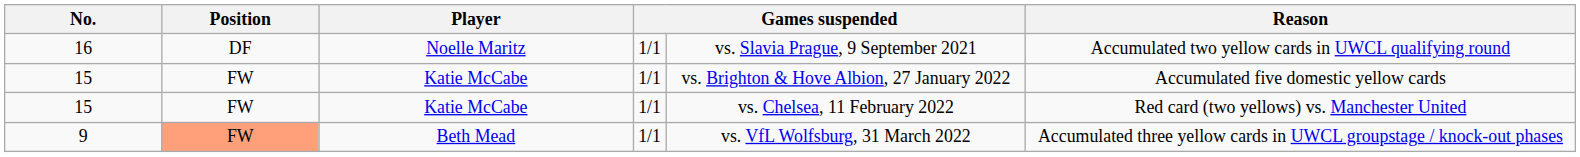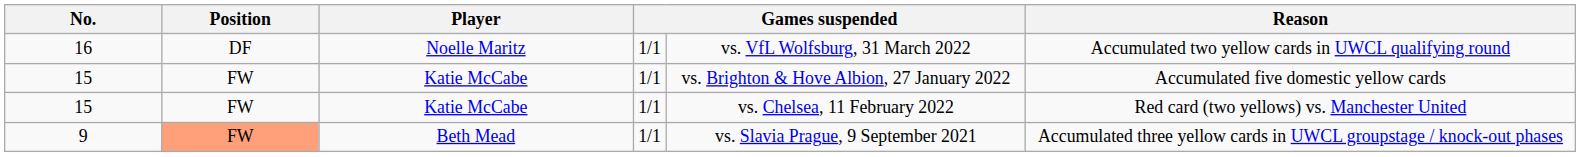(846, 48) vs. Slavia Prague, 9 September 2021 -> (846, 48) vs. VfL Wolfsburg, 31 March 2022
(846, 136) vs. VfL Wolfsburg, 31 March 2022 -> (846, 136) vs. Slavia Prague, 9 September 2021
